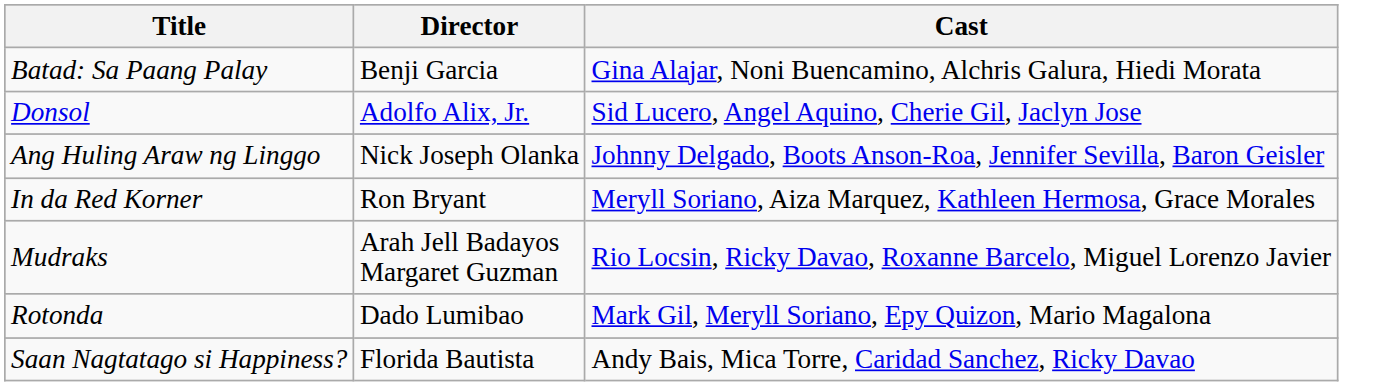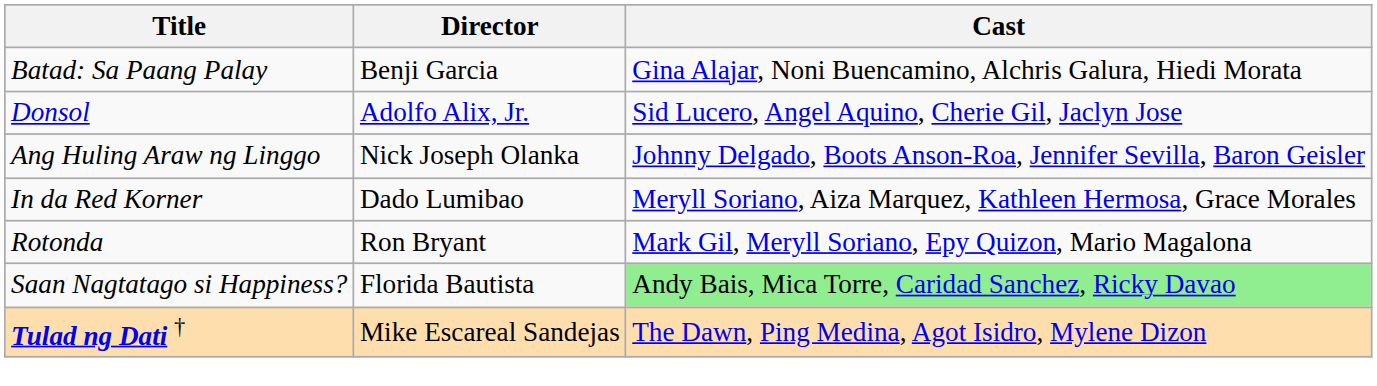(423, 198) Ron Bryant -> (442, 198) Dado Lumibao
- row: (59, 257)
(442, 315) Dado Lumibao -> (423, 241) Ron Bryant
(893, 358) no background -> (934, 284) lightgreen background
+ row: (98, 331)
